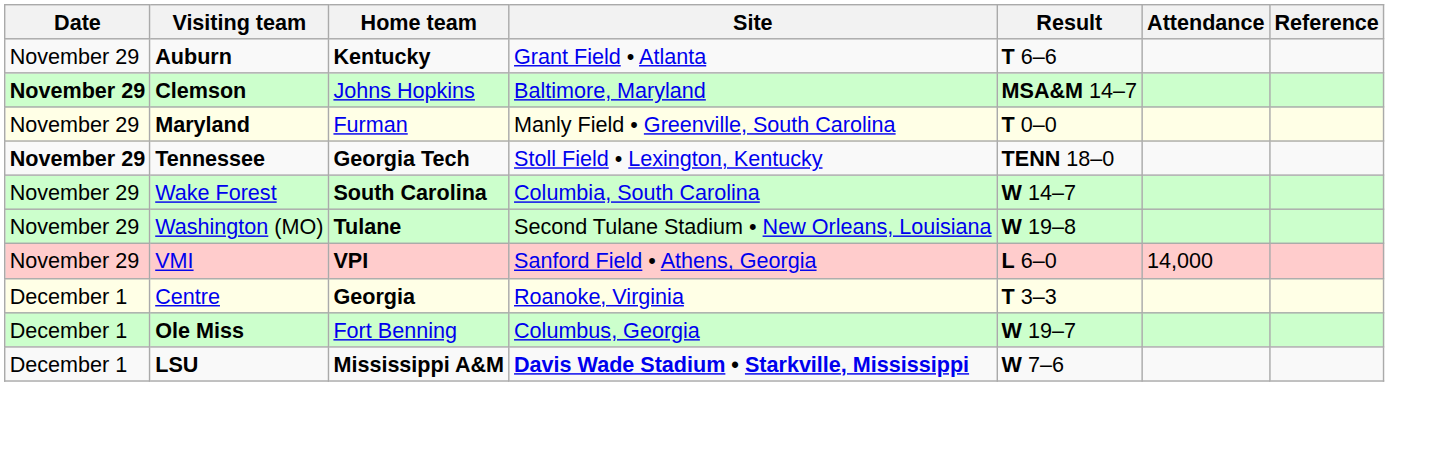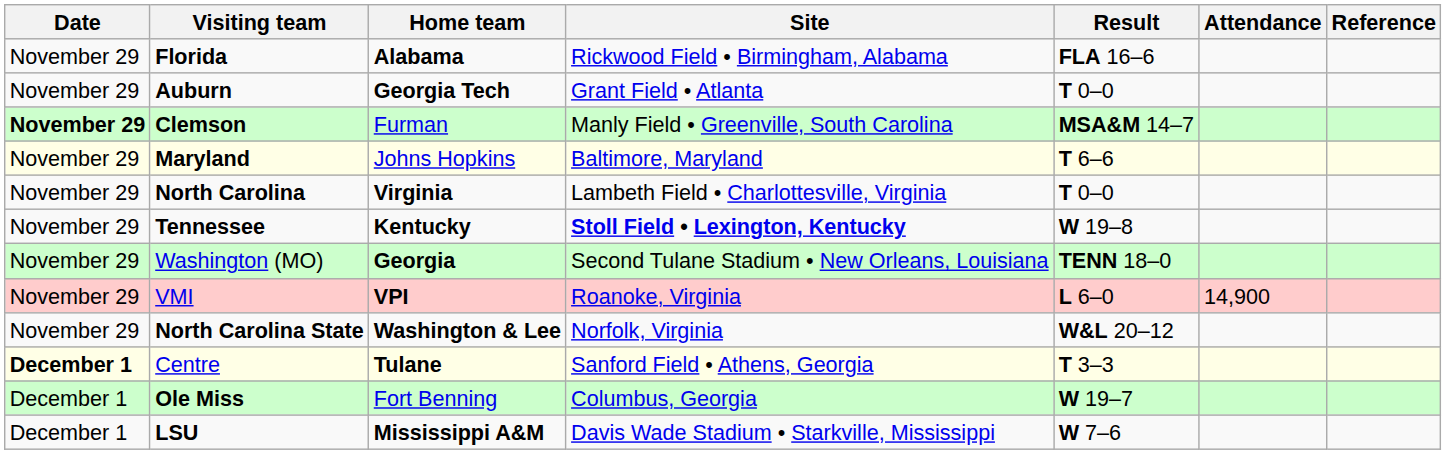+ row: (191, 56)
(382, 56) Kentucky -> (442, 90) Georgia Tech
(1029, 56) T 6–6 -> (1086, 90) T 0–0
(404, 90) Johns Hopkins -> (411, 124) Furman
(610, 90) Baltimore, Maryland -> (762, 124) Manly Field • Greenville, South Carolina
(371, 124) Furman -> (444, 159) Johns Hopkins
(705, 124) Manly Field • Greenville, South Carolina -> (667, 159) Baltimore, Maryland
(1029, 124) T 0–0 -> (1086, 159) T 6–6
+ row: (230, 193)
(77, 159) bold -> (74, 227) normal
(402, 159) Georgia Tech -> (422, 227) Kentucky
(668, 159) normal -> (738, 227) bold
(1058, 159) TENN 18–0 -> (1096, 227) W 19–8
- row: (216, 193)
(367, 227) Tulane -> (415, 261) Georgia
(1039, 227) W 19–8 -> (1115, 261) TENN 18–0
(665, 261) Sanford Field • Athens, Georgia -> (656, 295) Roanoke, Virginia
(1180, 261) 14,000 -> (1237, 295) 14,900
+ row: (259, 330)
(68, 295) normal -> (71, 364) bold
(374, 295) Georgia -> (408, 364) Tulane
(599, 295) Roanoke, Virginia -> (722, 364) Sanford Field • Athens, Georgia
(742, 364) bold -> (783, 432) normal
